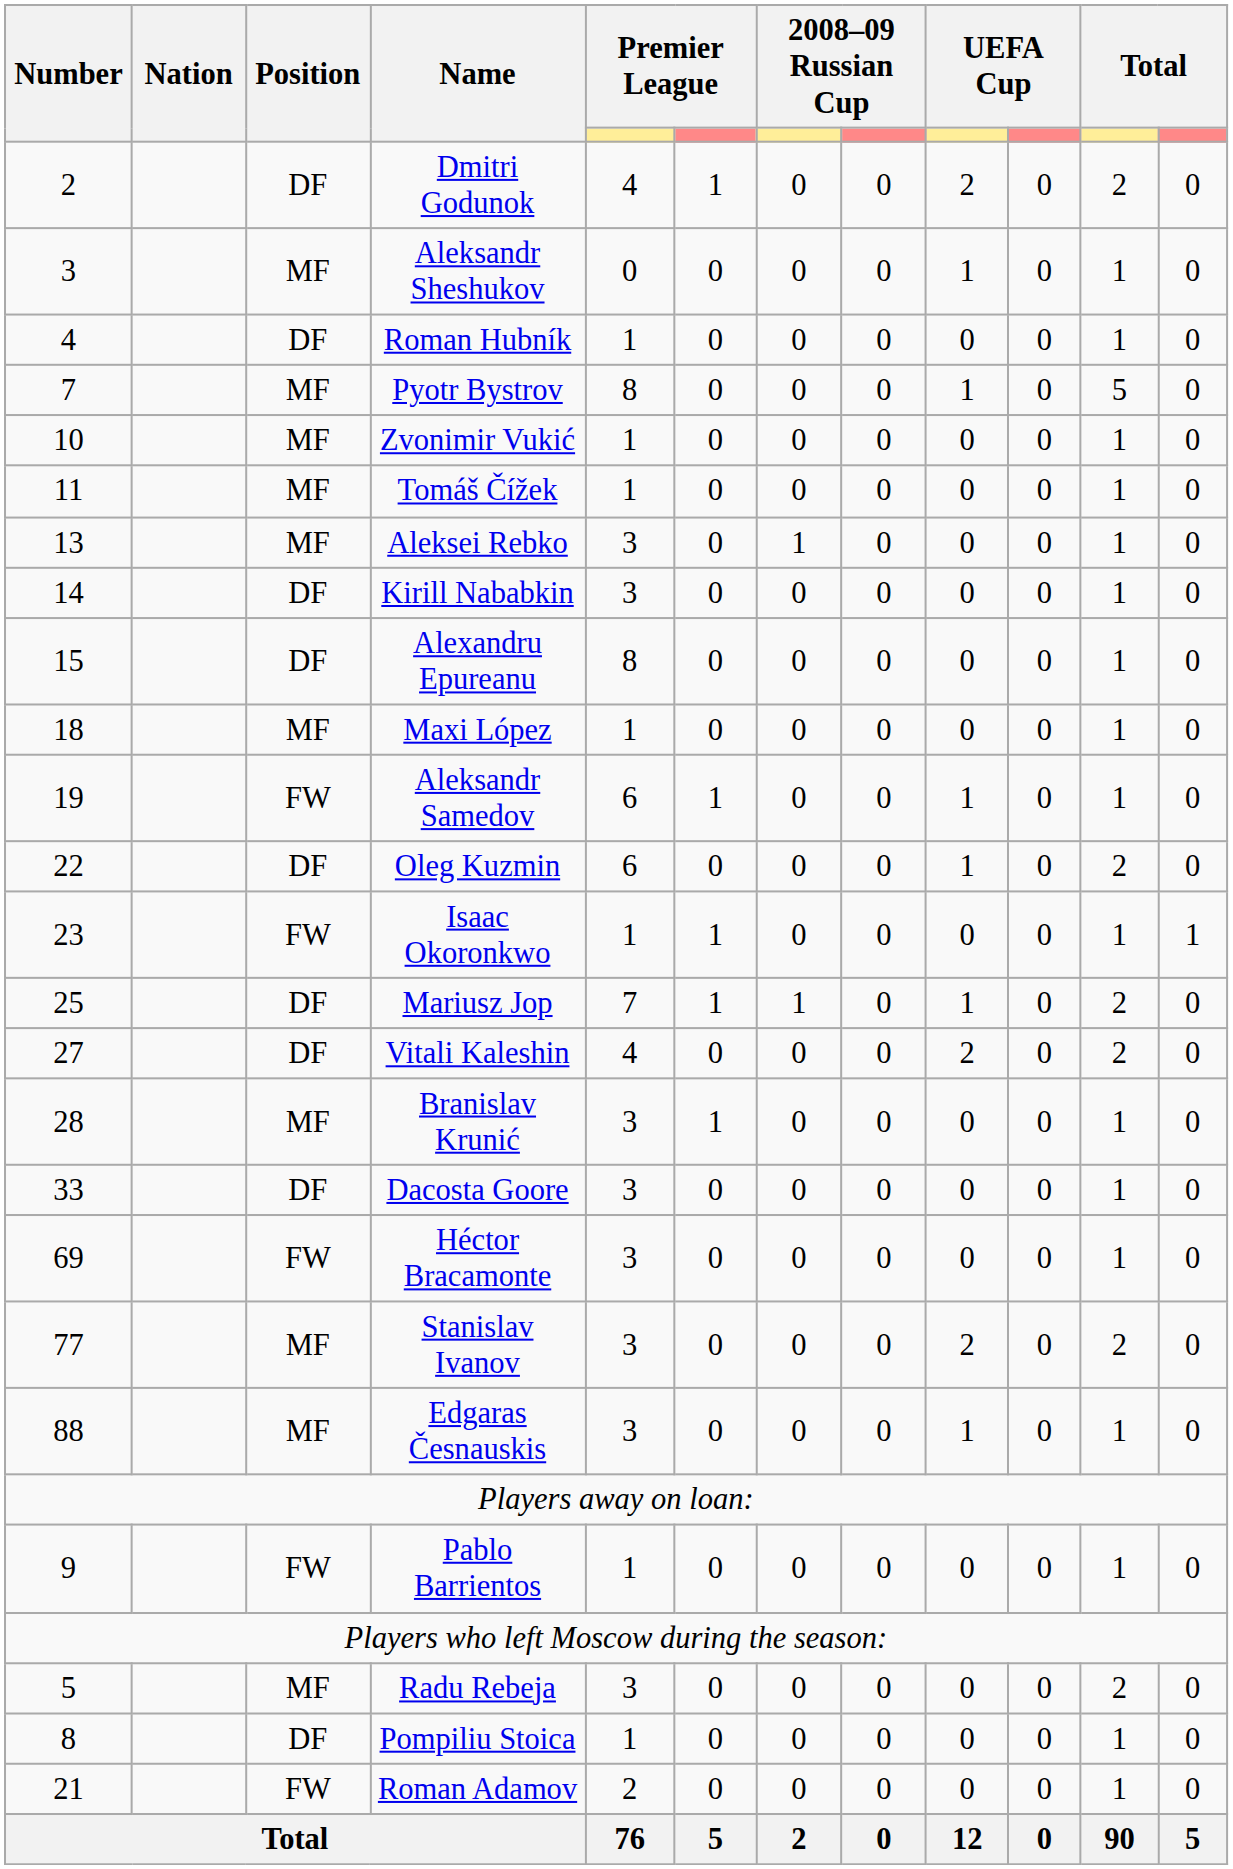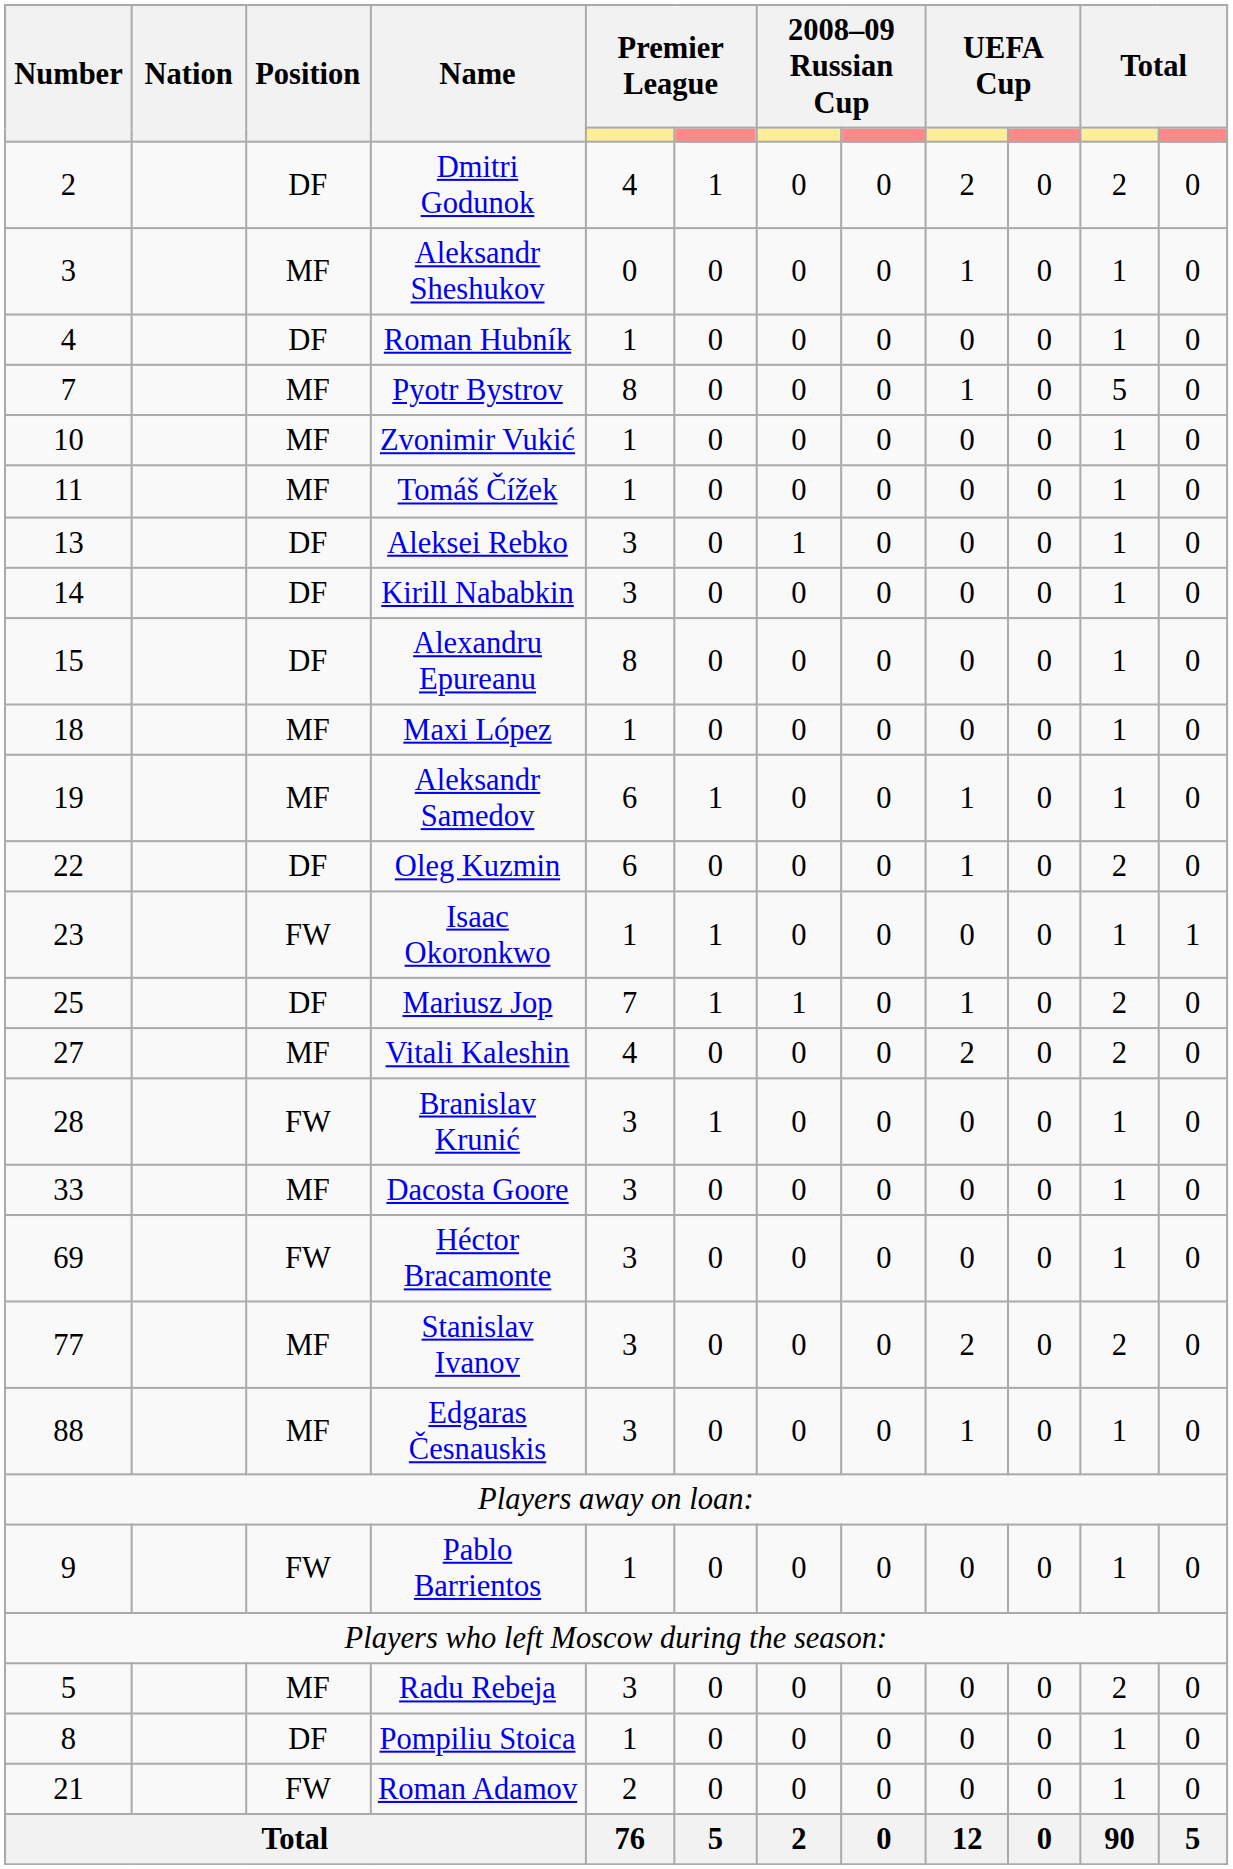(308, 541) MF -> (308, 541) DF
(308, 797) FW -> (308, 797) MF
(308, 1052) DF -> (308, 1052) MF
(308, 1121) MF -> (308, 1121) FW
(308, 1189) DF -> (308, 1189) MF
